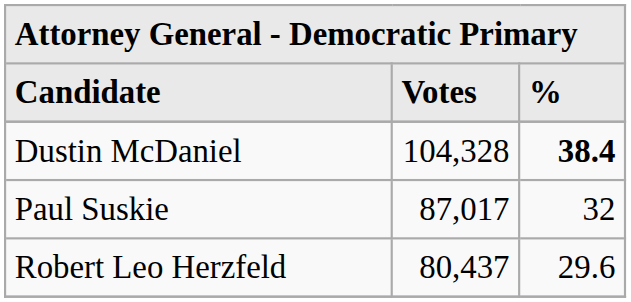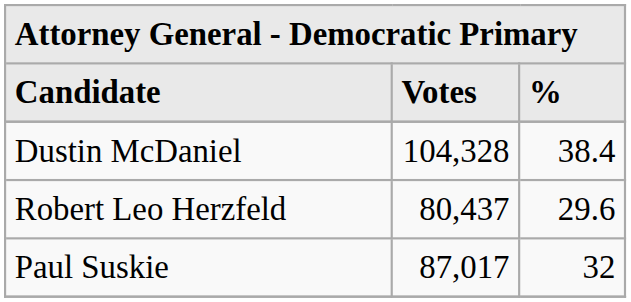(587, 150) bold -> (587, 150) normal
rows swapped: (92, 208) <-> (151, 267)
